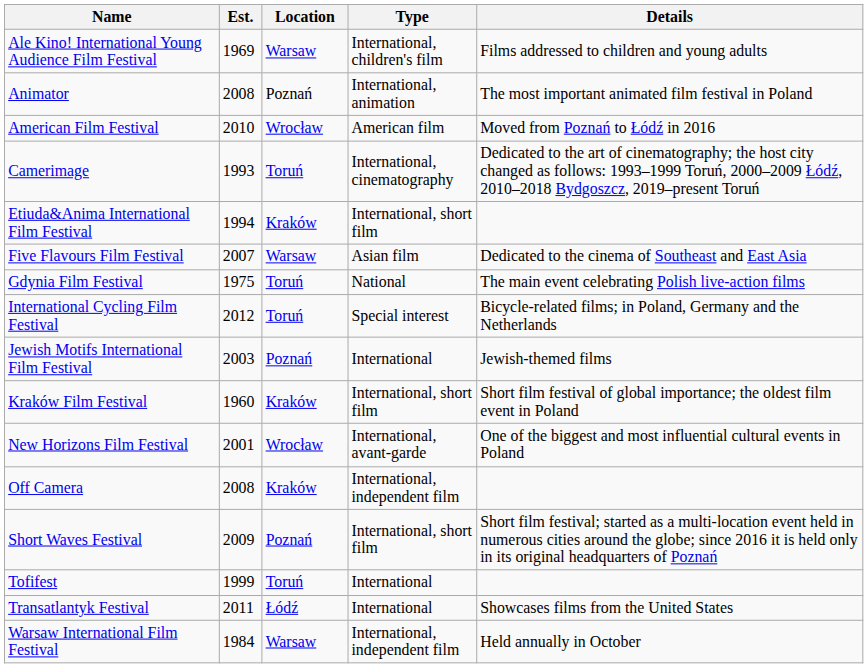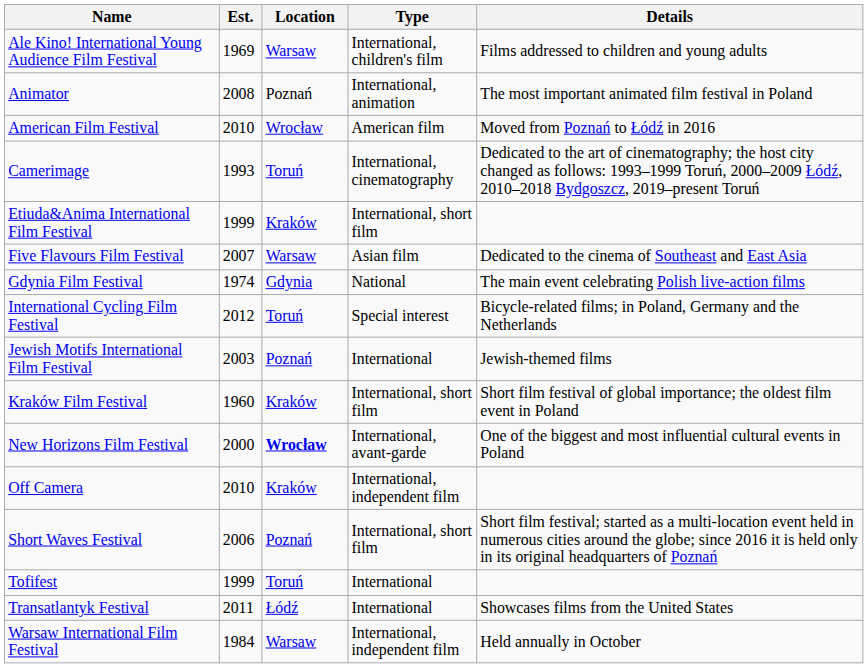(239, 222) 1994 -> (239, 222) 1999
(239, 282) 1975 -> (239, 282) 1974
(284, 282) Toruń -> (289, 282) Gdynia
(239, 444) 2001 -> (239, 444) 2000
(294, 444) normal -> (296, 444) bold
(239, 487) 2008 -> (239, 487) 2010
(239, 539) 2009 -> (239, 539) 2006
